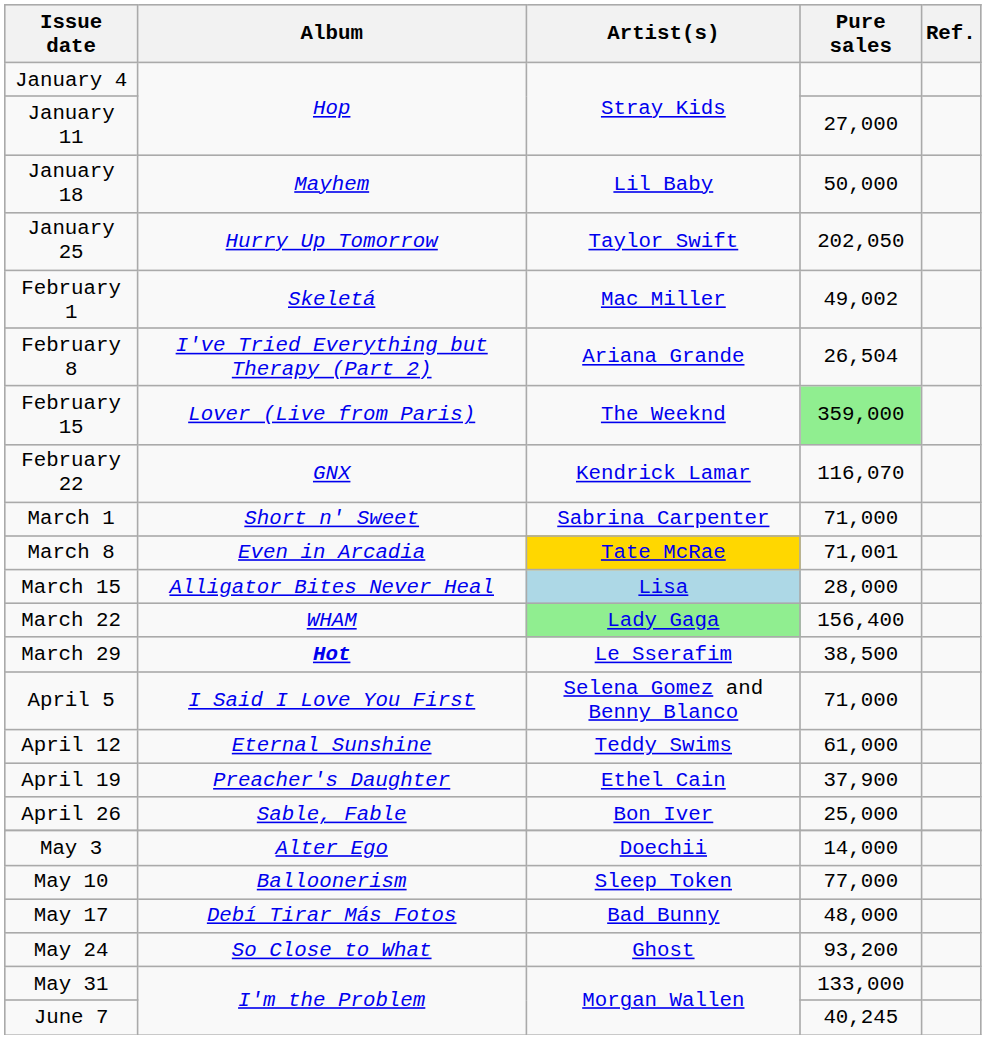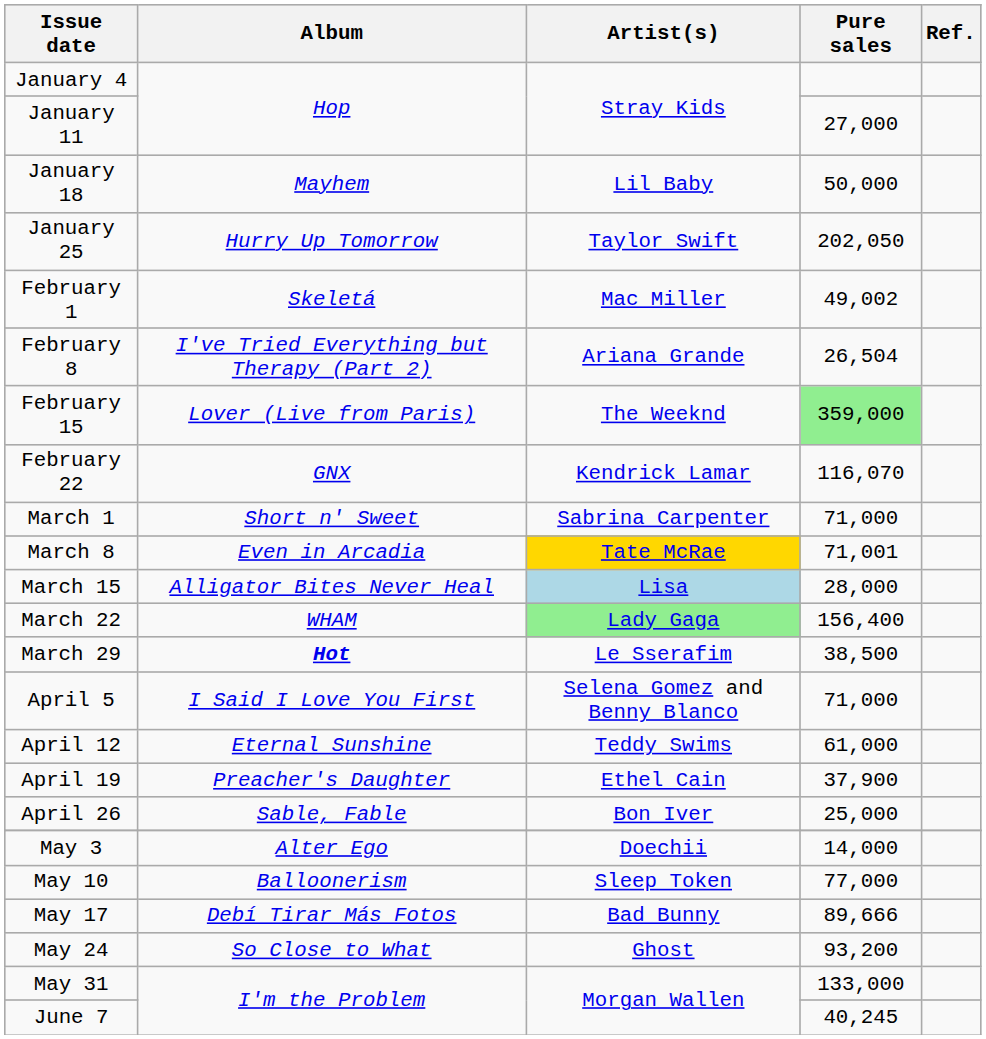(861, 916) 48,000 -> (861, 916) 89,666
